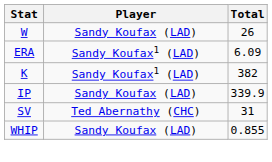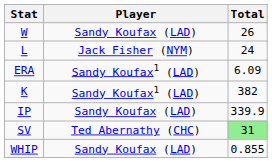+ row: (24, 51)
(248, 112) no background -> (248, 130) lightgreen background
